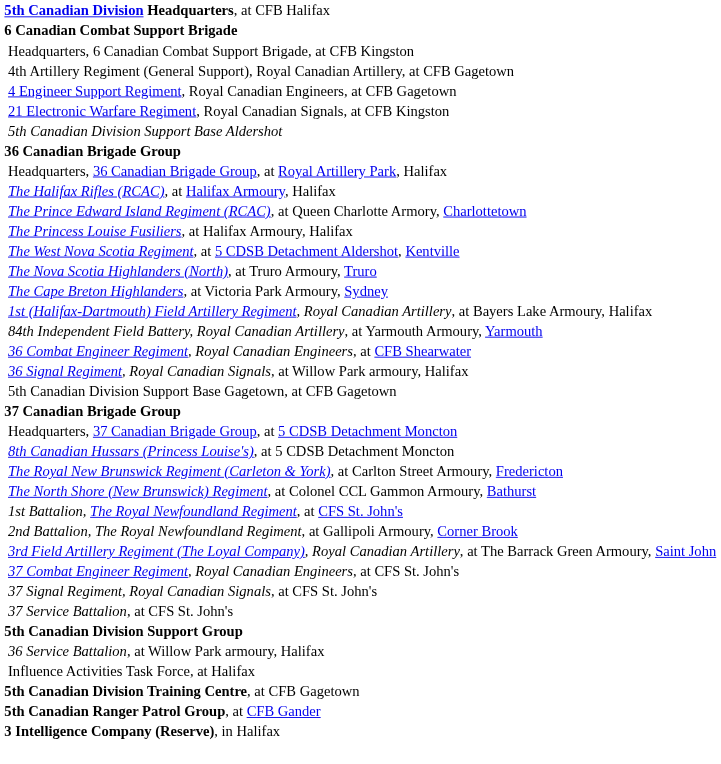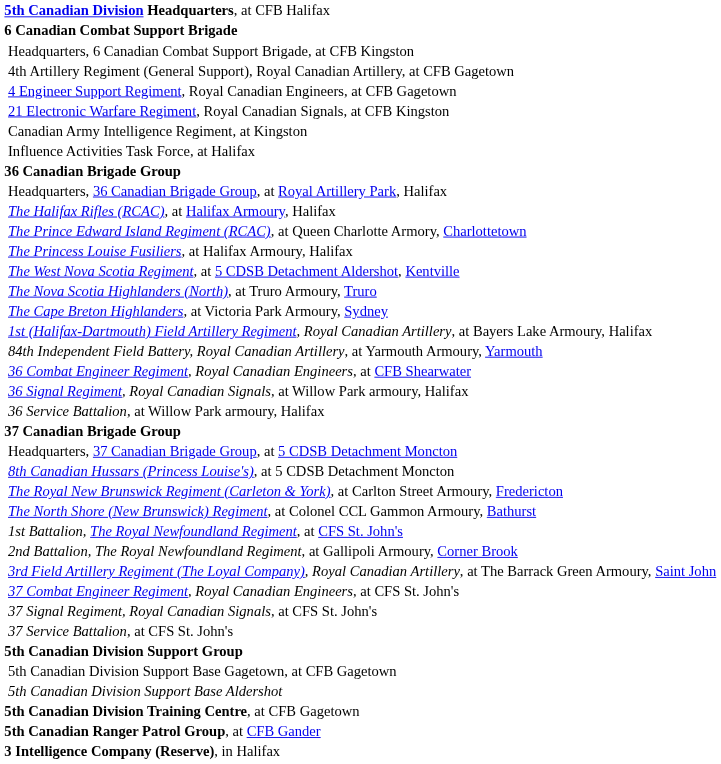+ row: (158, 131)
rows swapped: (131, 671) <-> (145, 131)
rows swapped: (166, 651) <-> (202, 391)
